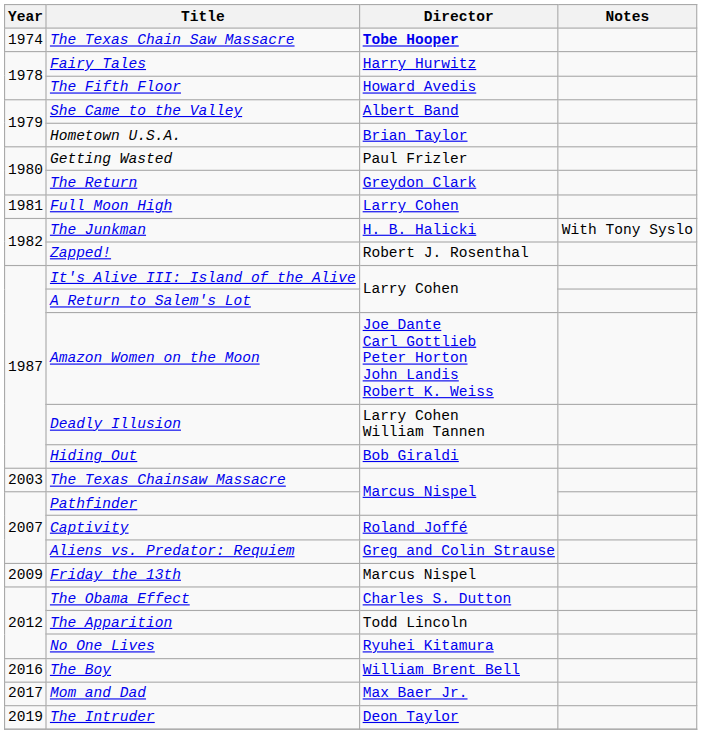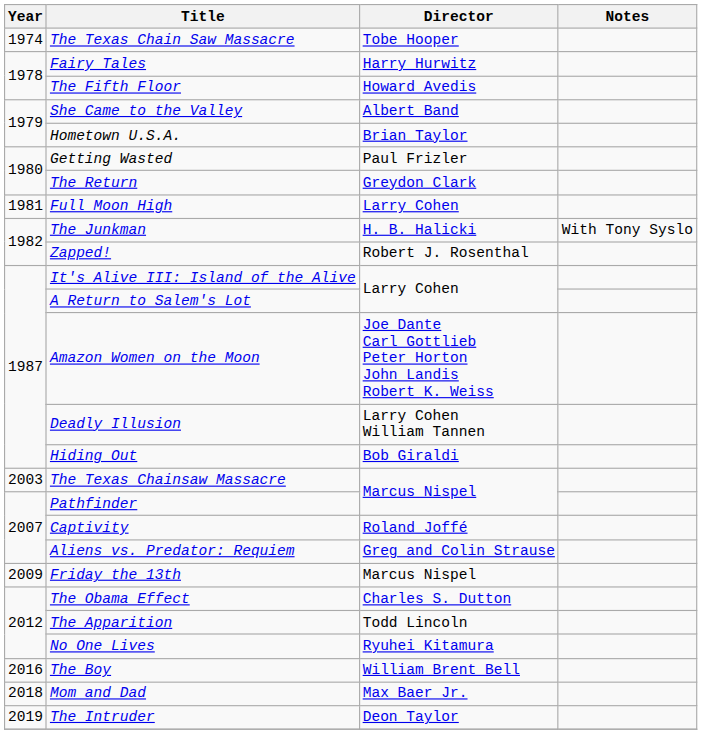(411, 40) bold -> (411, 40) normal
(26, 694) 2017 -> (26, 694) 2018
